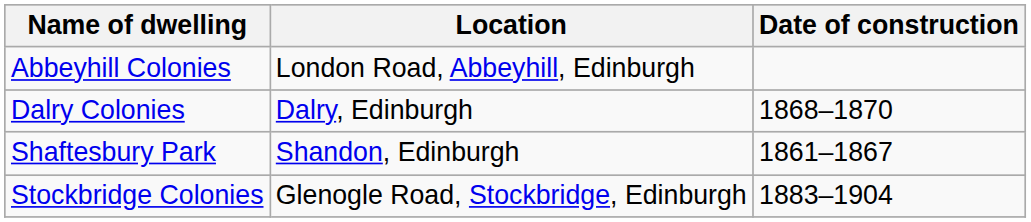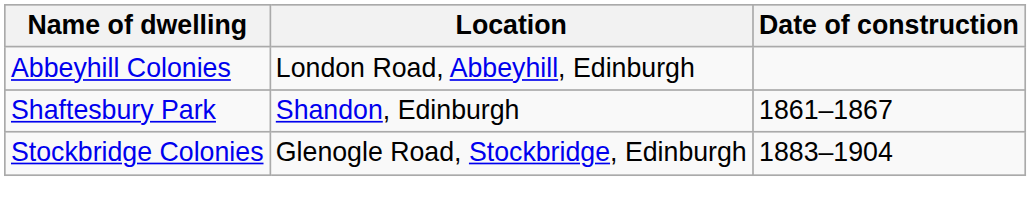- row: (98, 110)
